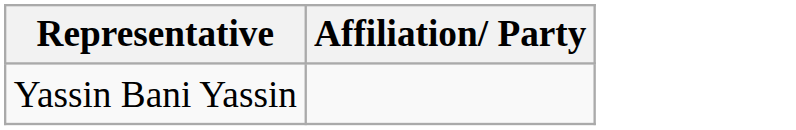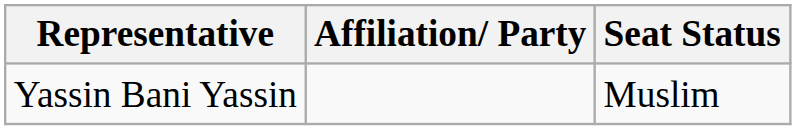+ column: (692, 34)
